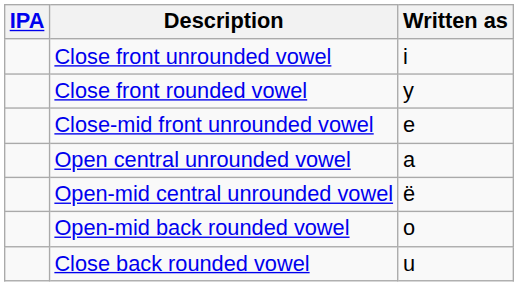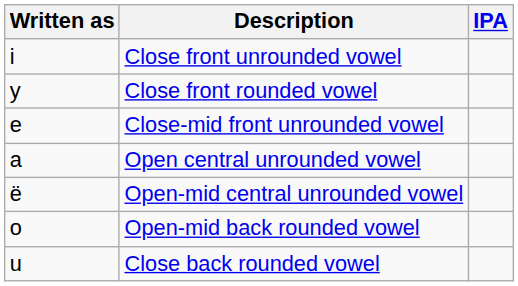columns swapped: (27, 21) <-> (455, 21)
